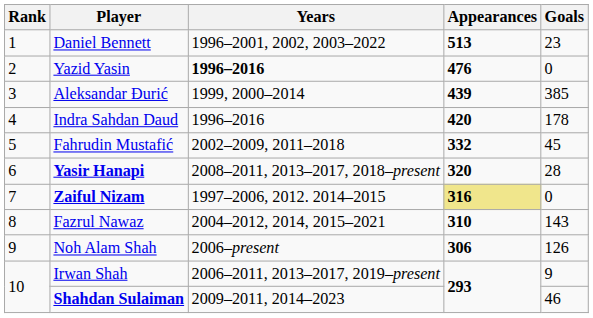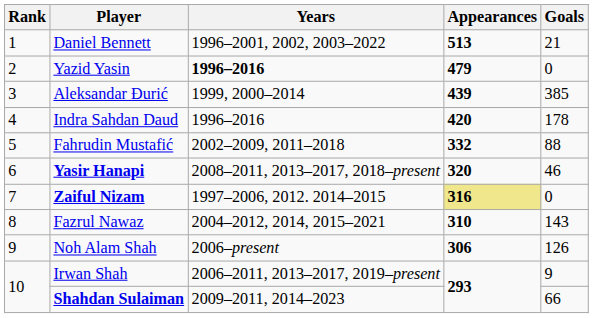(553, 42) 23 -> (553, 42) 21
(460, 68) 476 -> (460, 68) 479
(553, 145) 45 -> (553, 145) 88
(553, 171) 28 -> (553, 171) 46
(553, 299) 46 -> (553, 299) 66
